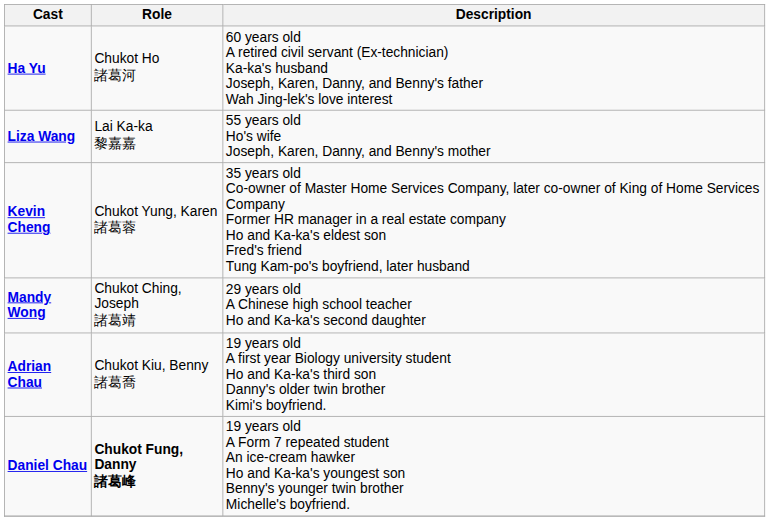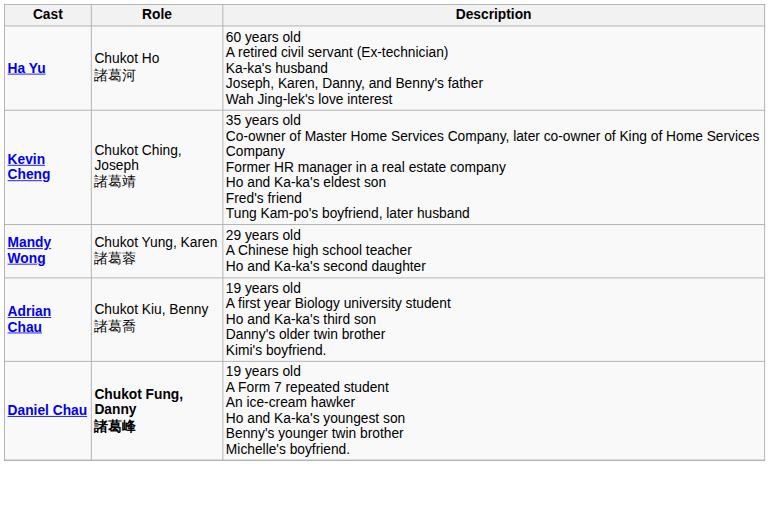- row: (41, 136)
(156, 219) Chukot Yung, Karen 諸葛蓉 -> (138, 166) Chukot Ching, Joseph 諸葛靖
(138, 304) Chukot Ching, Joseph 諸葛靖 -> (156, 250) Chukot Yung, Karen 諸葛蓉
